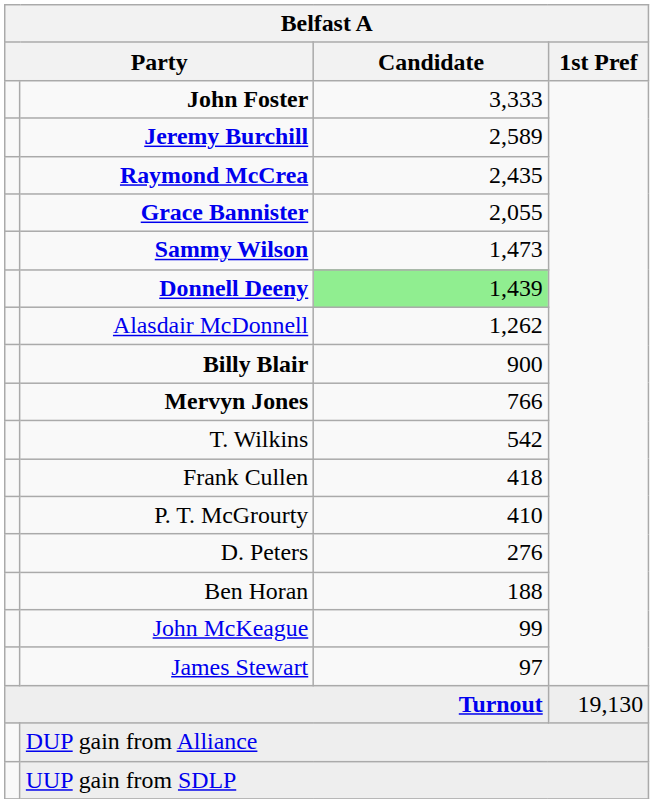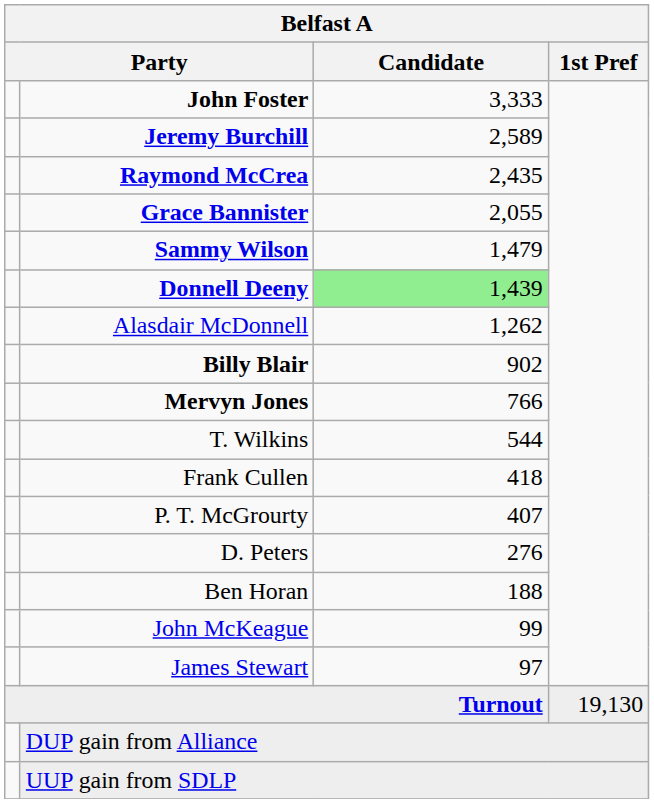(516, 250) 1,473 -> (516, 250) 1,479
(525, 363) 900 -> (525, 363) 902
(525, 439) 542 -> (525, 439) 544
(525, 514) 410 -> (525, 514) 407
